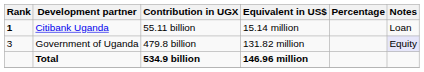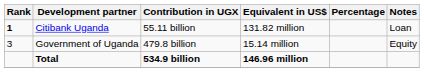(271, 28) 15.14 million -> (274, 28) 131.82 million
(274, 43) 131.82 million -> (271, 43) 15.14 million
(403, 43) lavender background -> (403, 43) no background
